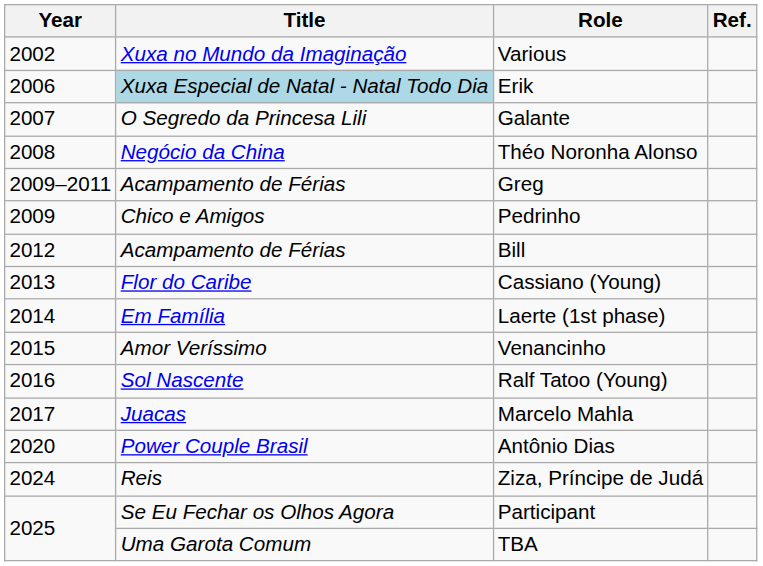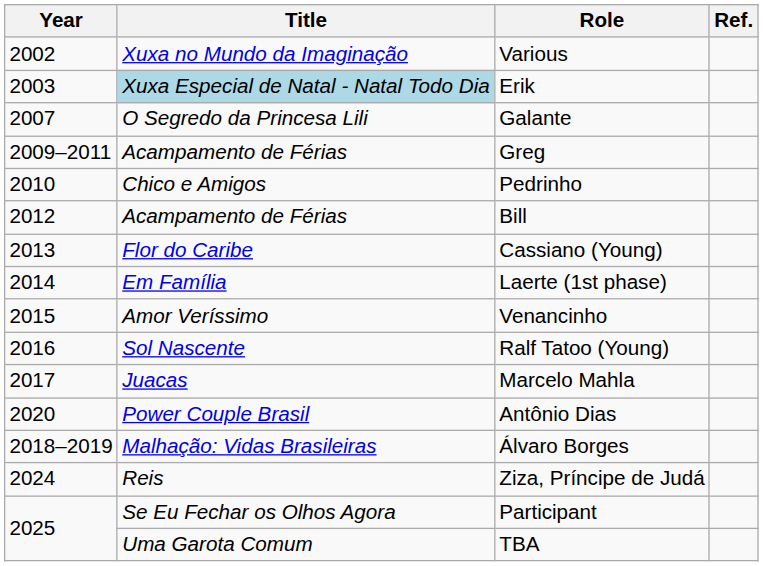(32, 86) 2006 -> (32, 86) 2003
- row: (598, 151)
(32, 217) 2009 -> (32, 184) 2010
+ row: (564, 446)
